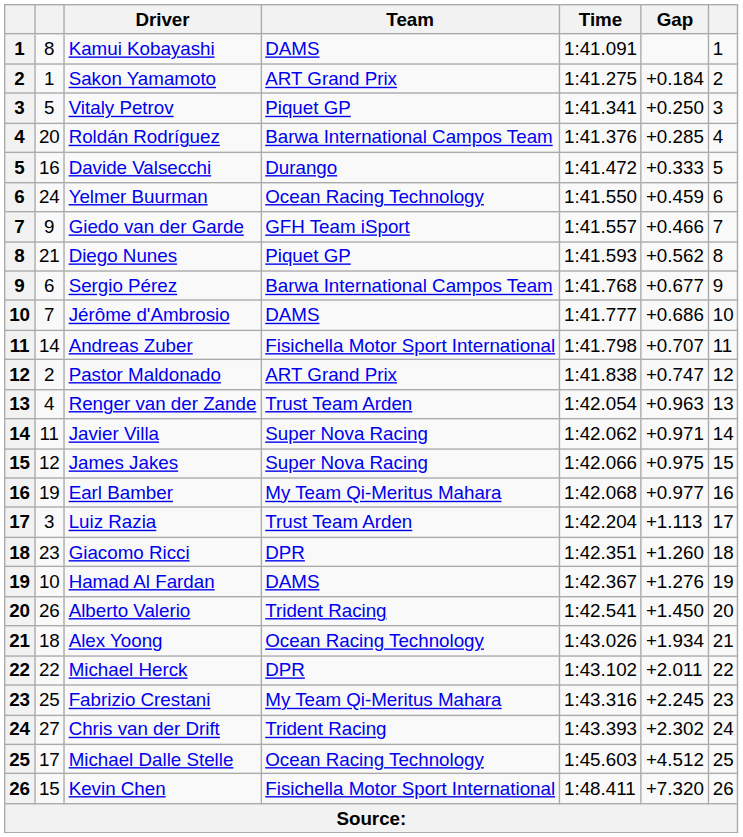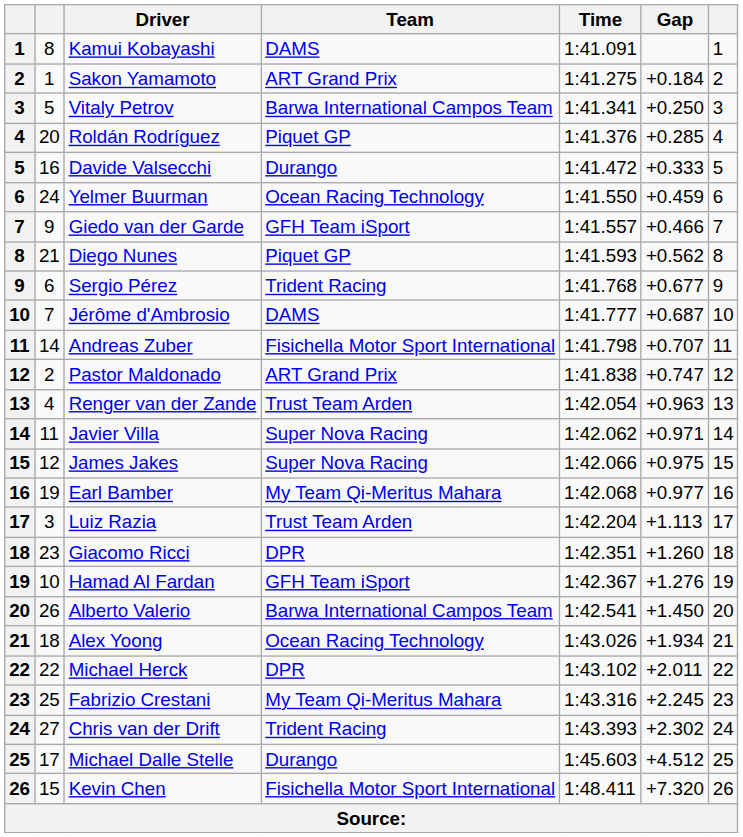(308, 108) Piquet GP -> (409, 108) Barwa International Campos Team
(409, 137) Barwa International Campos Team -> (308, 137) Piquet GP
(409, 285) Barwa International Campos Team -> (326, 285) Trident Racing
(675, 315) +0.686 -> (675, 315) +0.687
(292, 581) DAMS -> (338, 581) GFH Team iSport
(326, 611) Trident Racing -> (409, 611) Barwa International Campos Team
(375, 759) Ocean Racing Technology -> (301, 759) Durango
